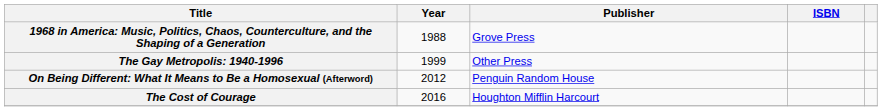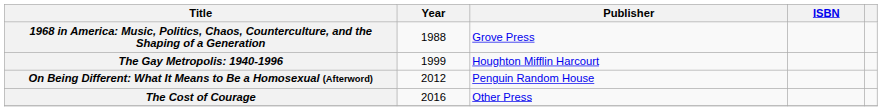(502, 61) Other Press -> (536, 61) Houghton Mifflin Harcourt
(536, 97) Houghton Mifflin Harcourt -> (502, 97) Other Press
